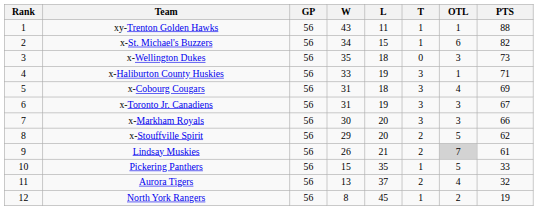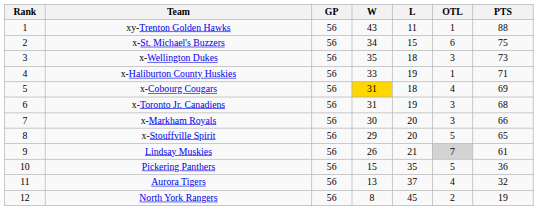- column: (421, 12)
(505, 43) 82 -> (503, 43) 75
(346, 89) no background -> (372, 89) gold background
(505, 105) 67 -> (503, 105) 68
(505, 136) 62 -> (503, 136) 65
(505, 167) 33 -> (503, 167) 36
